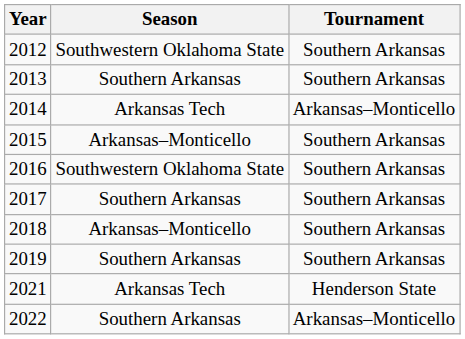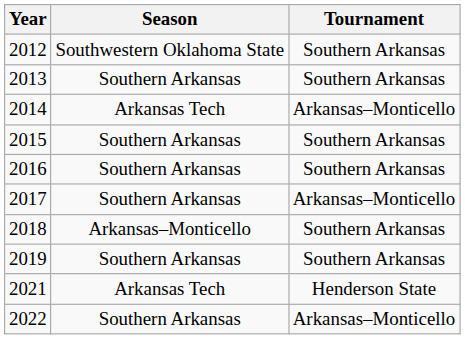(170, 139) Arkansas–Monticello -> (170, 139) Southern Arkansas
(170, 169) Southwestern Oklahoma State -> (170, 169) Southern Arkansas
(374, 199) Southern Arkansas -> (374, 199) Arkansas–Monticello
